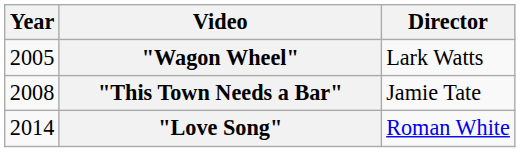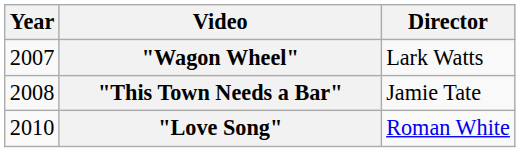(32, 57) 2005 -> (32, 57) 2007
(32, 127) 2014 -> (32, 127) 2010
